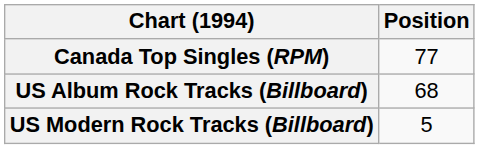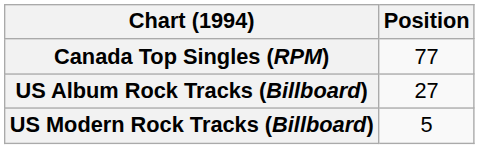(427, 90) 68 -> (427, 90) 27
